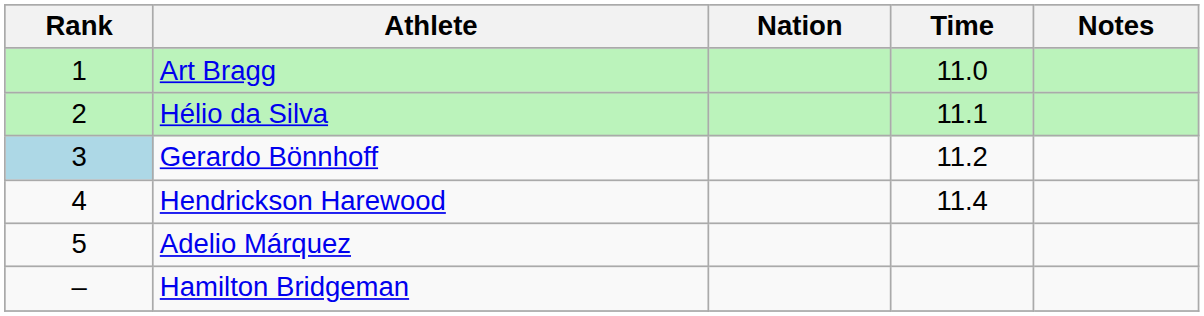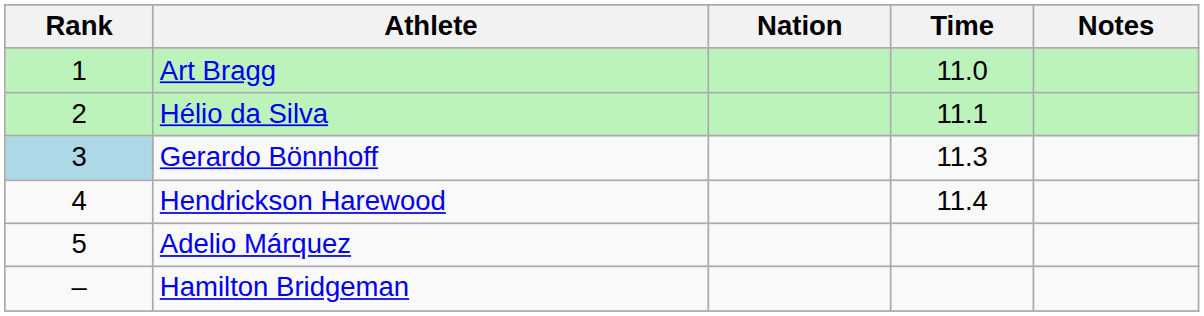(962, 157) 11.2 -> (962, 157) 11.3
